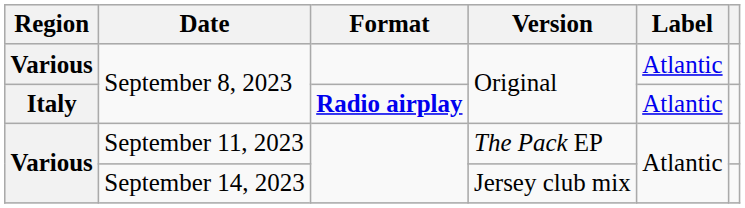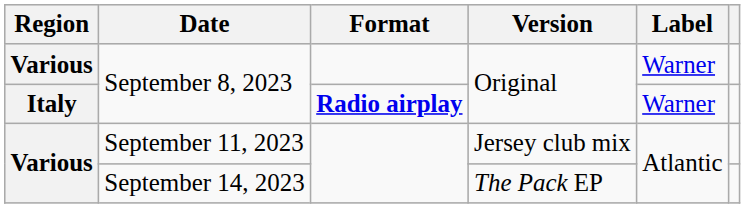(682, 63) Atlantic -> (679, 63) Warner
(682, 103) Atlantic -> (679, 103) Warner
(538, 143) The Pack EP -> (552, 143) Jersey club mix
(552, 182) Jersey club mix -> (538, 182) The Pack EP
